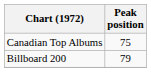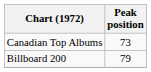(125, 42) 75 -> (125, 42) 73
